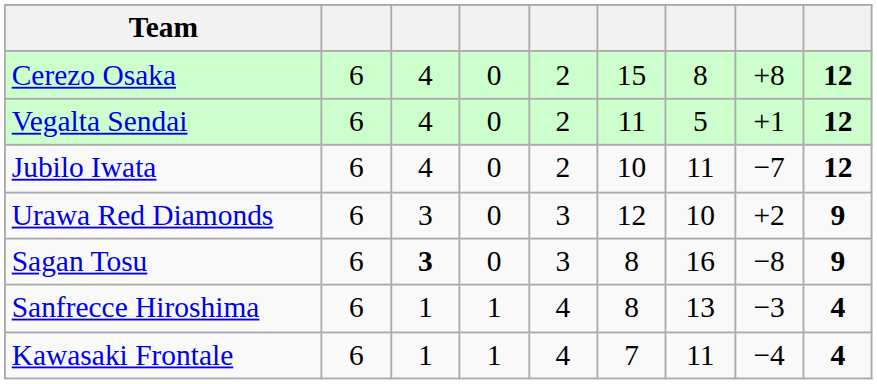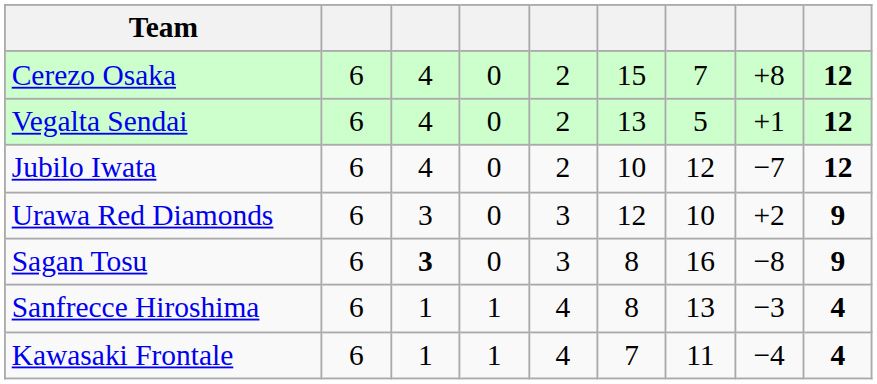(700, 74) 8 -> (700, 74) 7
(632, 121) 11 -> (632, 121) 13
(700, 167) 11 -> (700, 167) 12
